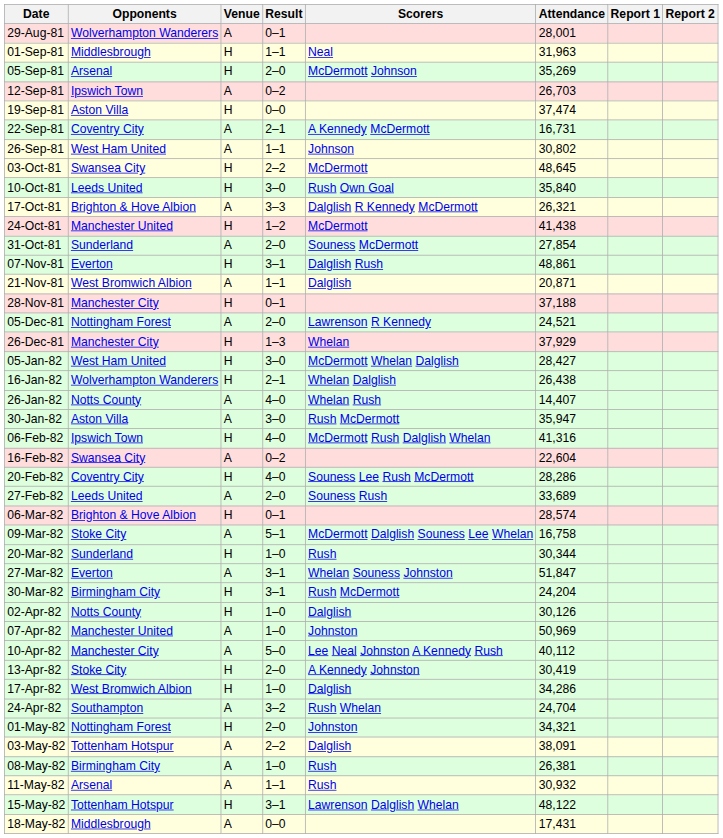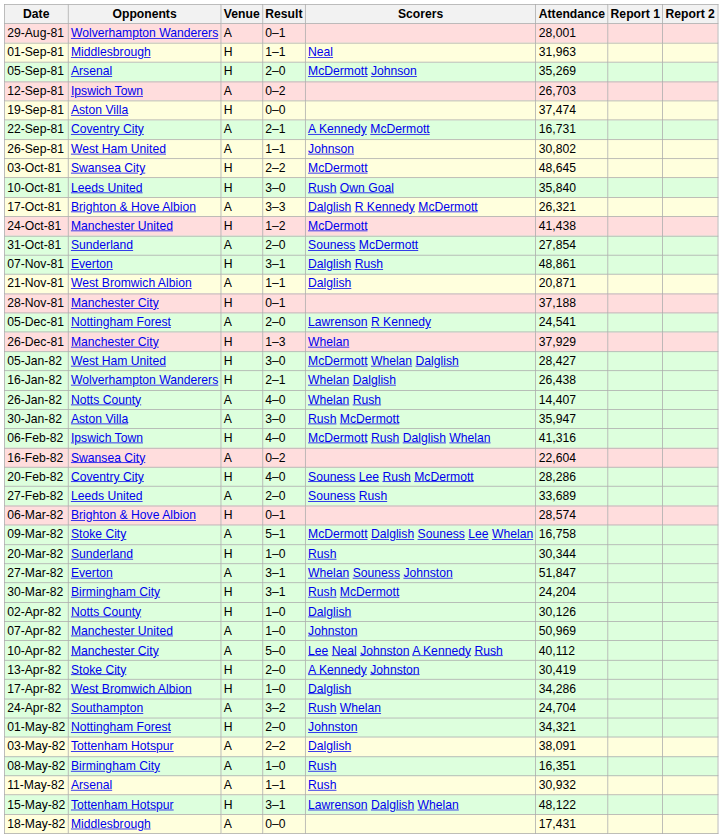(557, 322) 24,521 -> (557, 322) 24,541
(557, 766) 26,381 -> (557, 766) 16,351
